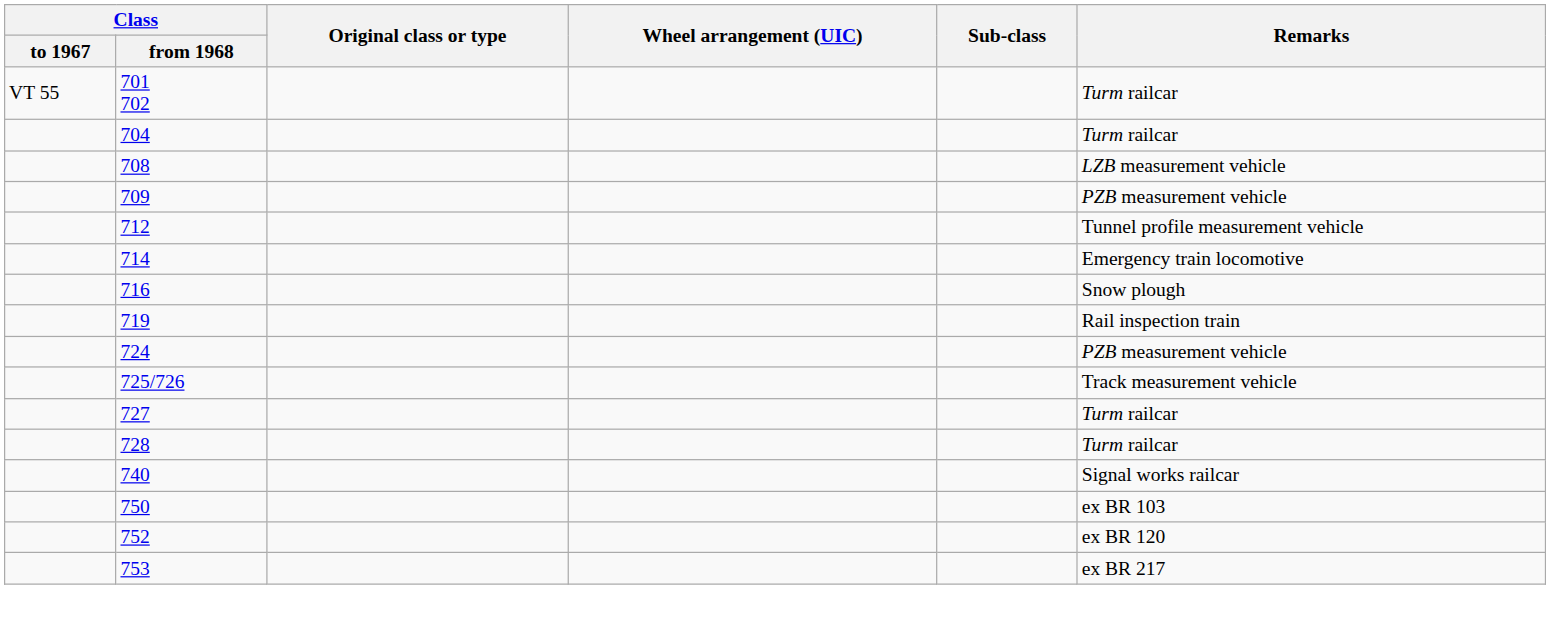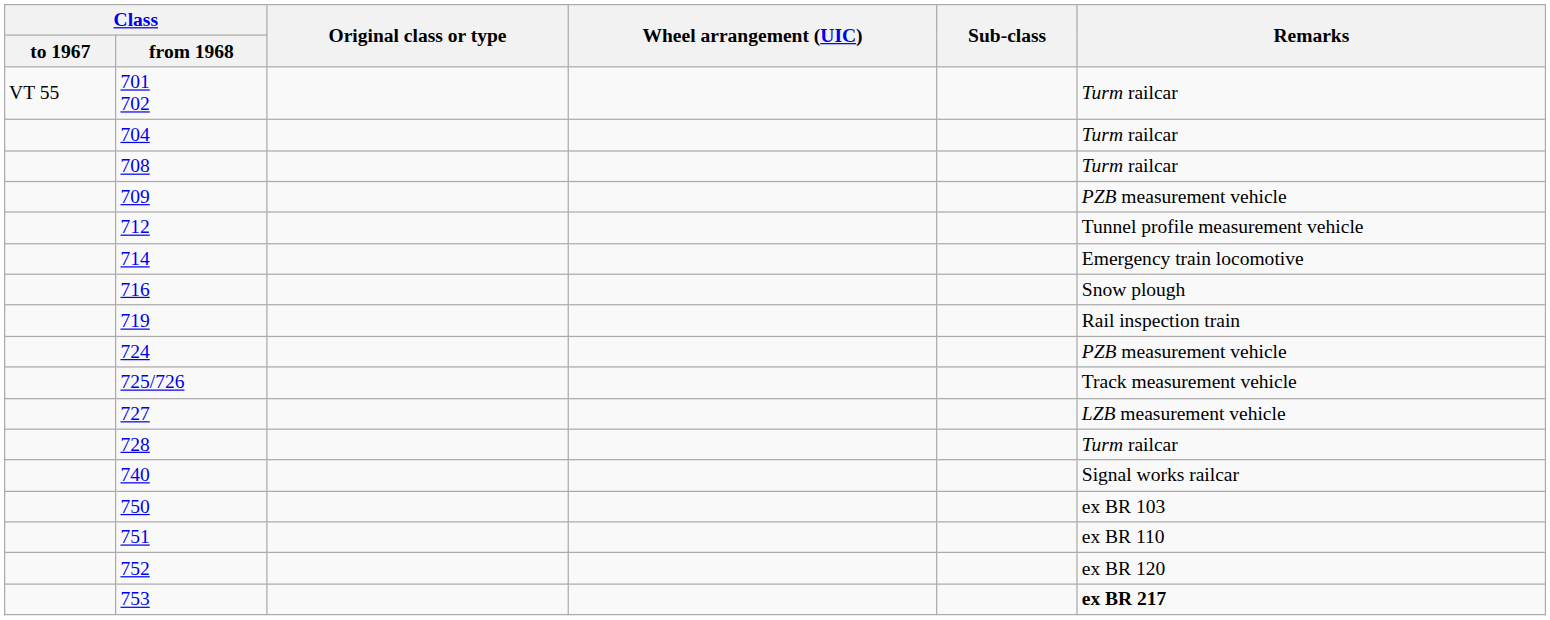(1184, 165) LZB measurement vehicle -> (1130, 165) Turm railcar
(1130, 413) Turm railcar -> (1184, 413) LZB measurement vehicle
+ row: (135, 537)
(1124, 568) normal -> (1124, 599) bold
